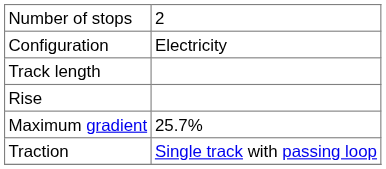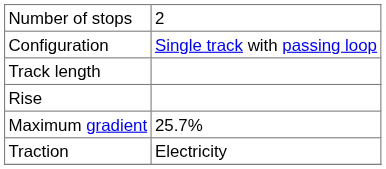(191, 45) Electricity -> (266, 45) Single track with passing loop
(266, 151) Single track with passing loop -> (191, 151) Electricity
